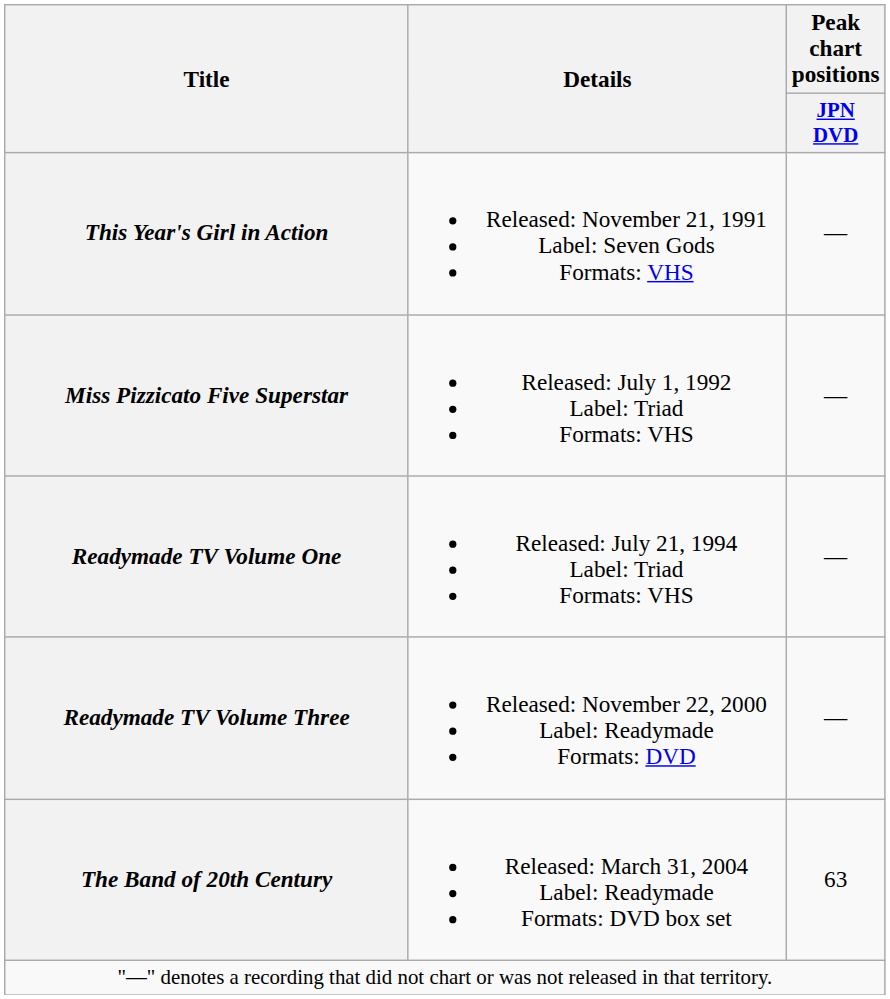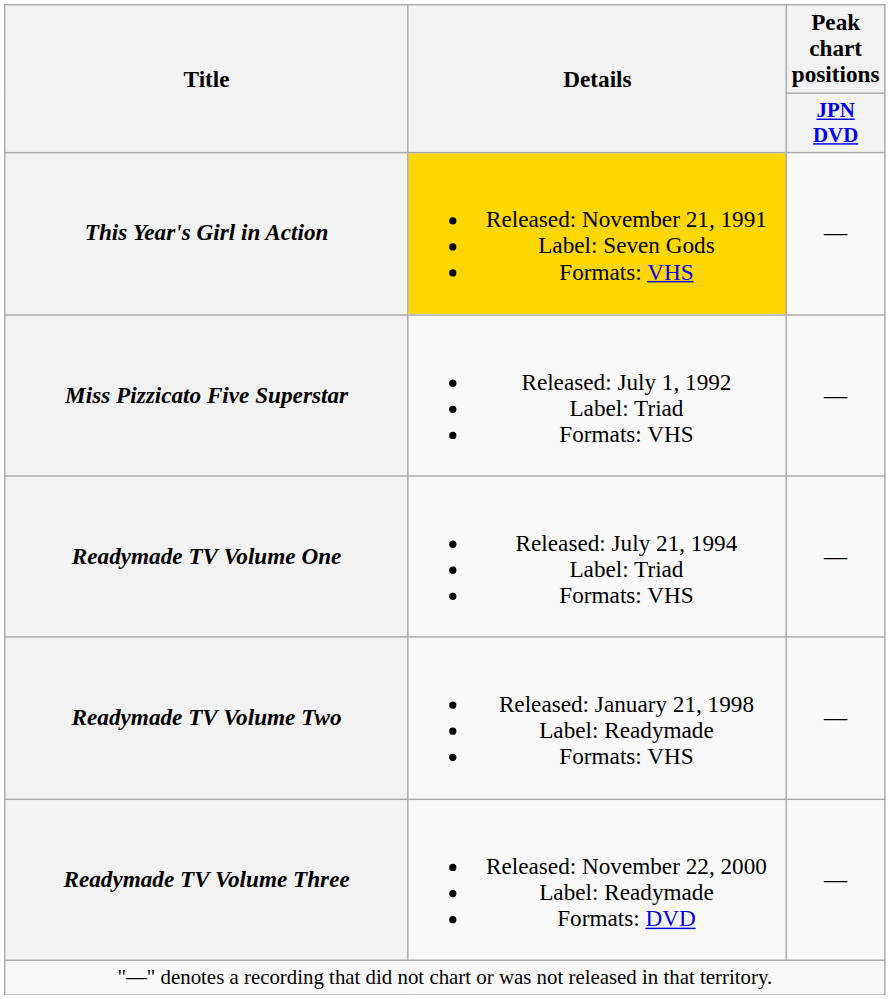(597, 247) no background -> (597, 247) gold background
+ row: (207, 717)
- row: (207, 879)
